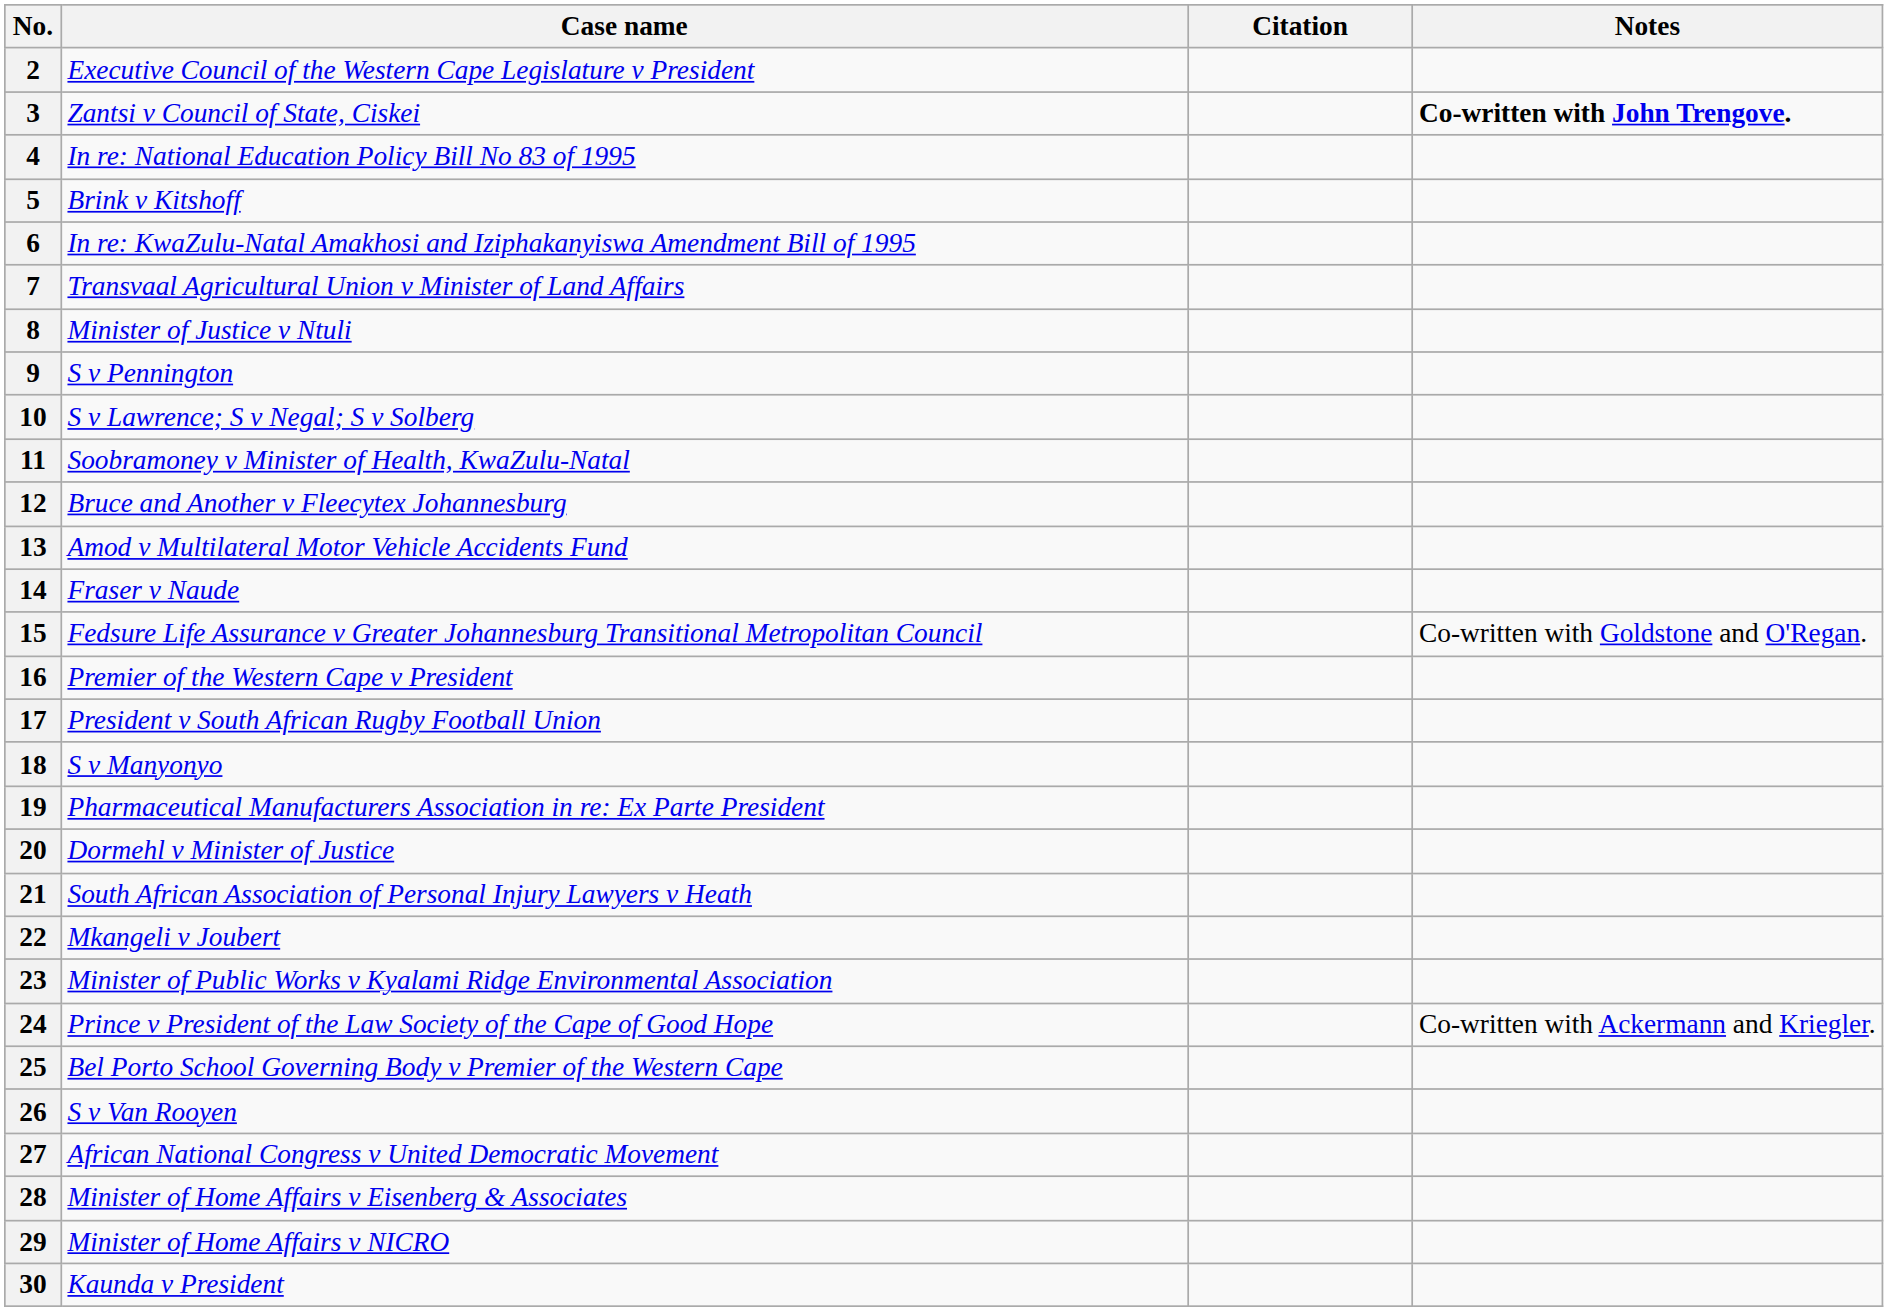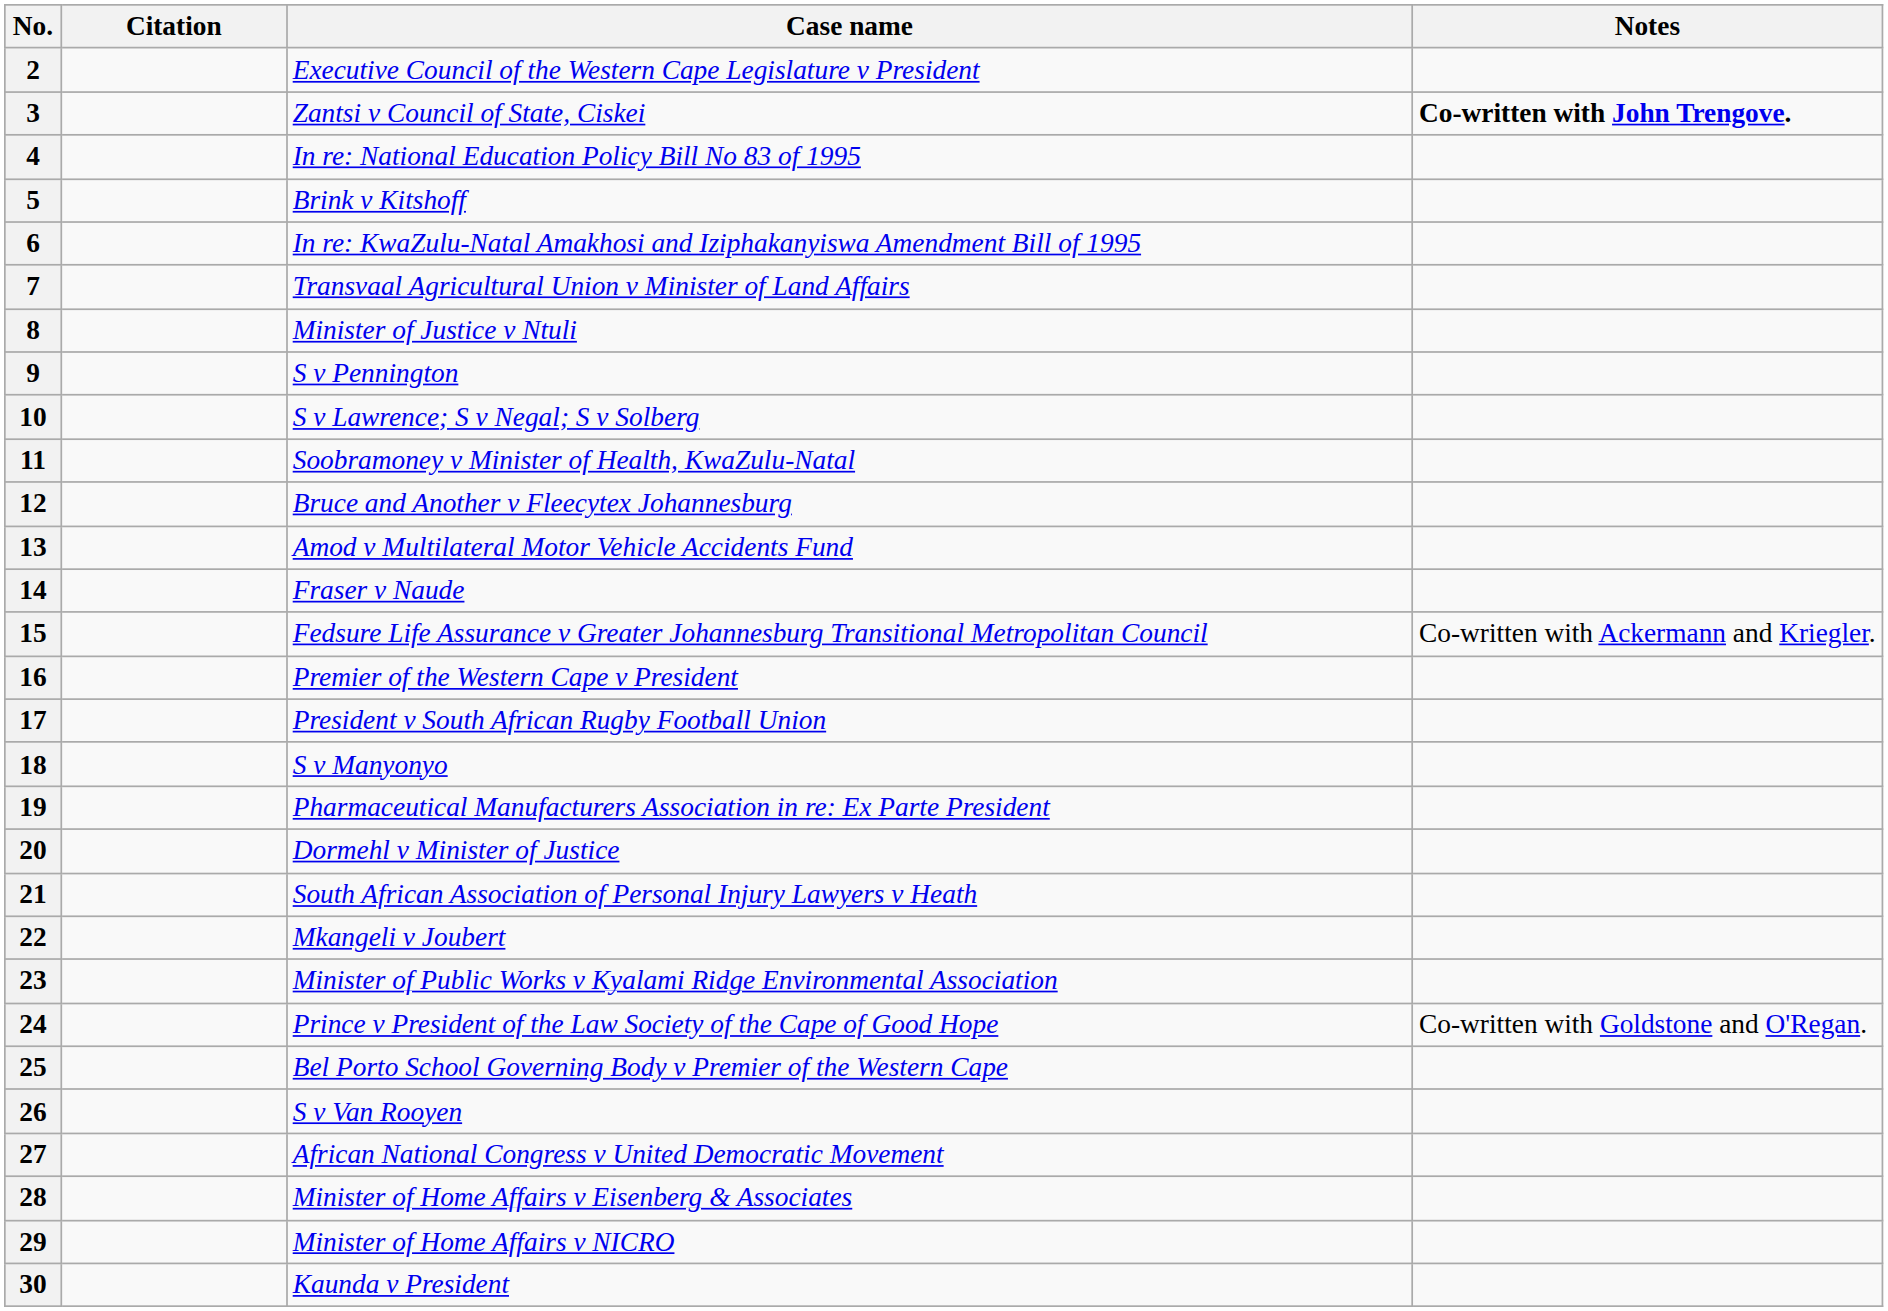columns swapped: (624, 26) <-> (1300, 26)
(1643, 633) Co-written with Goldstone and O'Regan. -> (1647, 633) Co-written with Ackermann and Kriegler.
(1647, 1024) Co-written with Ackermann and Kriegler. -> (1643, 1024) Co-written with Goldstone and O'Regan.
